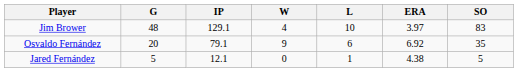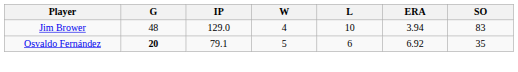(219, 28) 129.1 -> (219, 28) 129.0
(415, 28) 3.97 -> (415, 28) 3.94
(153, 43) normal -> (153, 43) bold
(284, 43) 9 -> (284, 43) 5
- row: (62, 59)
